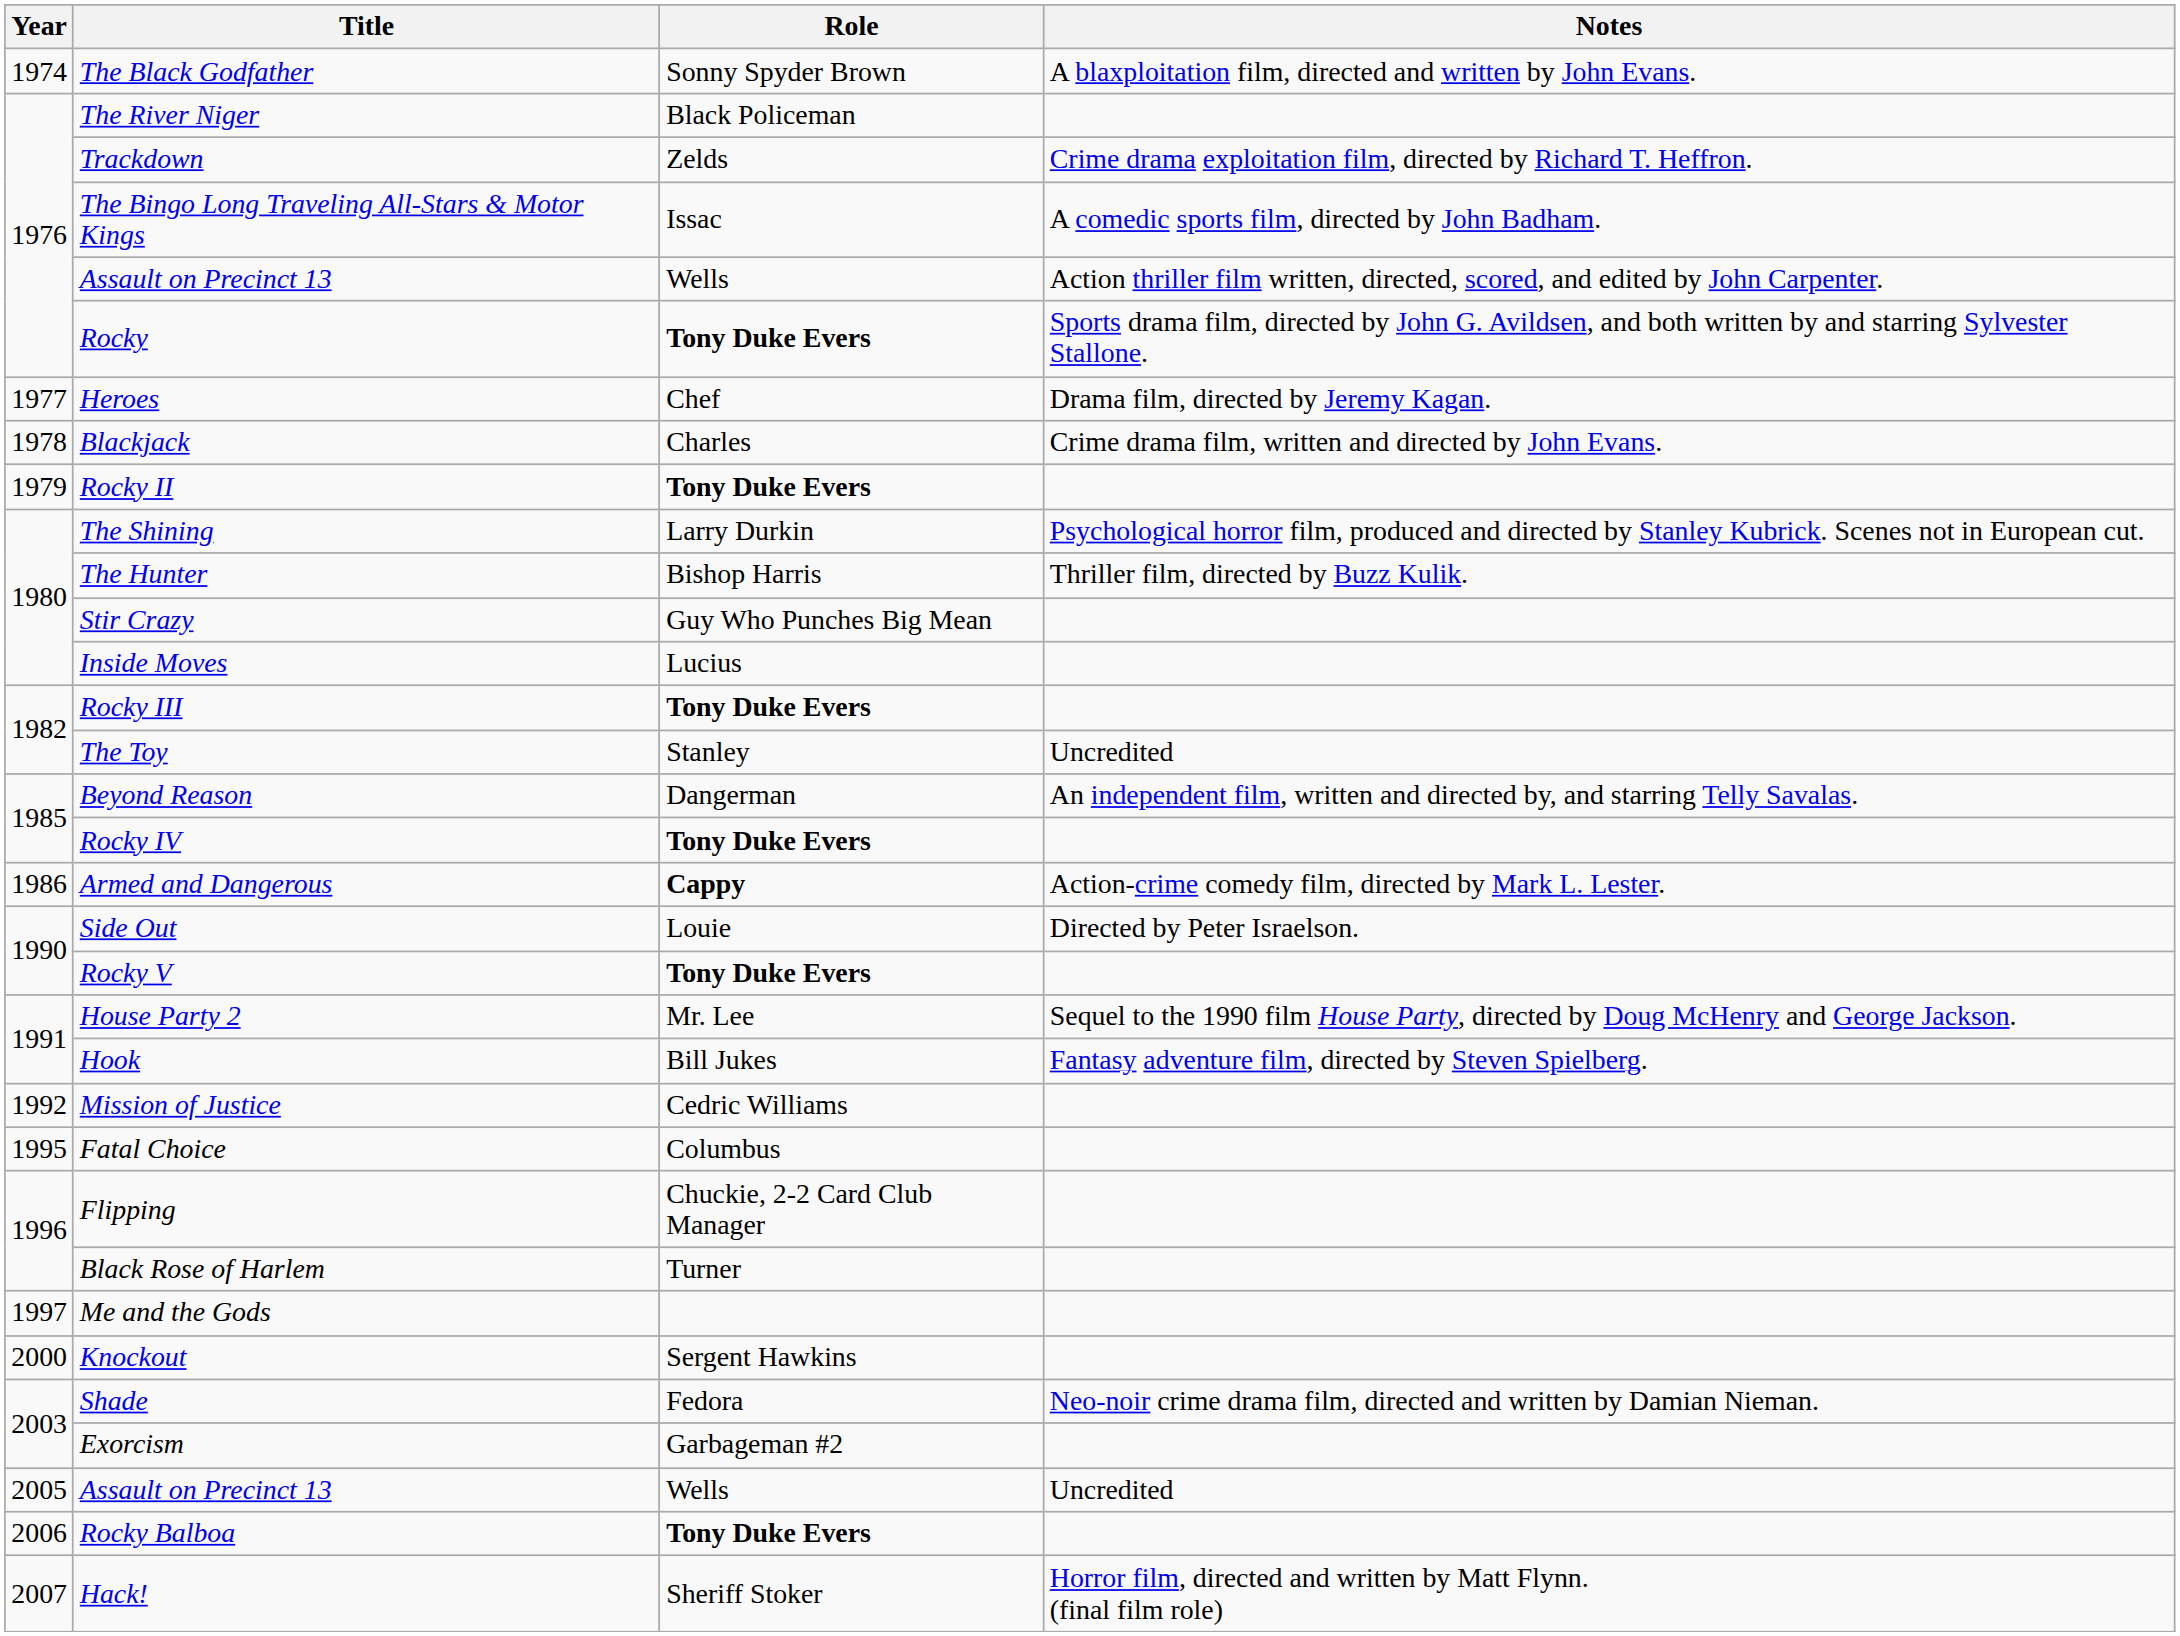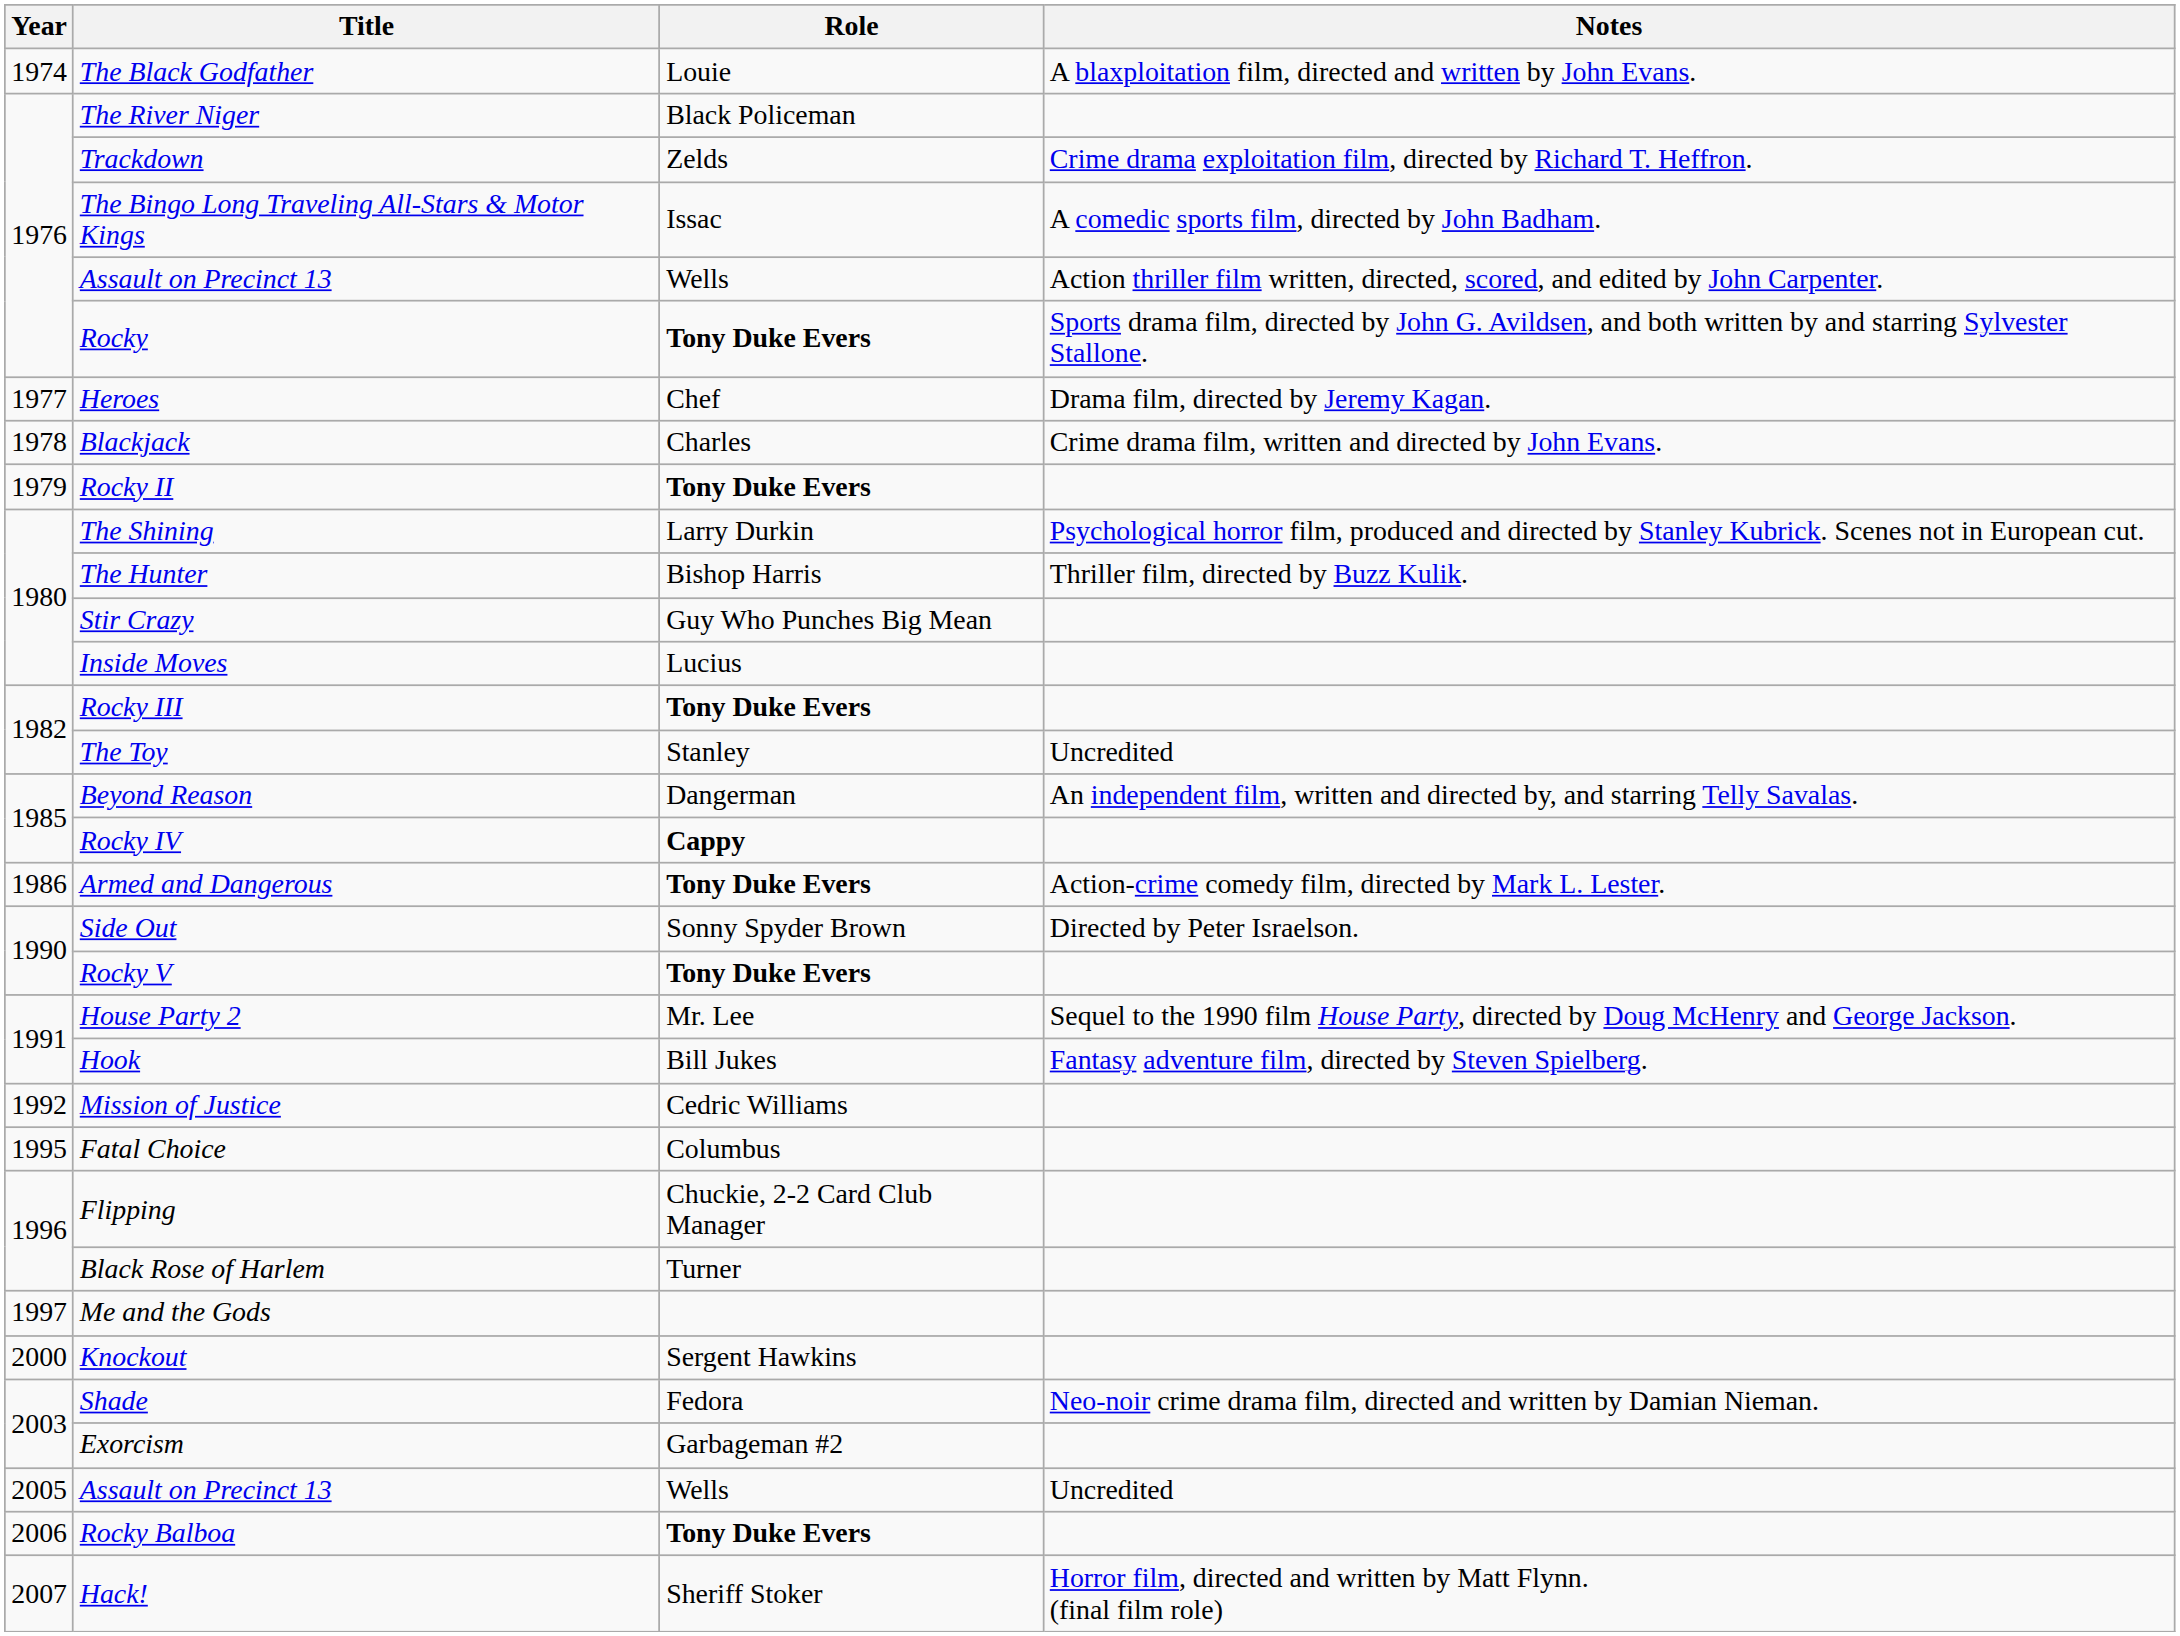(786, 70) Sonny Spyder Brown -> (699, 70) Louie
(769, 839) Tony Duke Evers -> (706, 839) Cappy
(706, 883) Cappy -> (769, 883) Tony Duke Evers
(699, 928) Louie -> (786, 928) Sonny Spyder Brown
